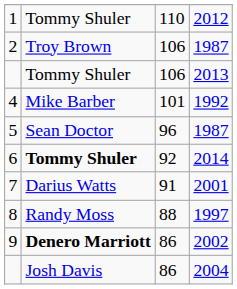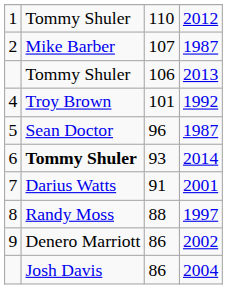(68, 46) Troy Brown -> (70, 46) Mike Barber
(172, 46) 106 -> (162, 46) 107
(70, 102) Mike Barber -> (68, 102) Troy Brown
(168, 158) 92 -> (157, 158) 93
(88, 241) bold -> (83, 241) normal
